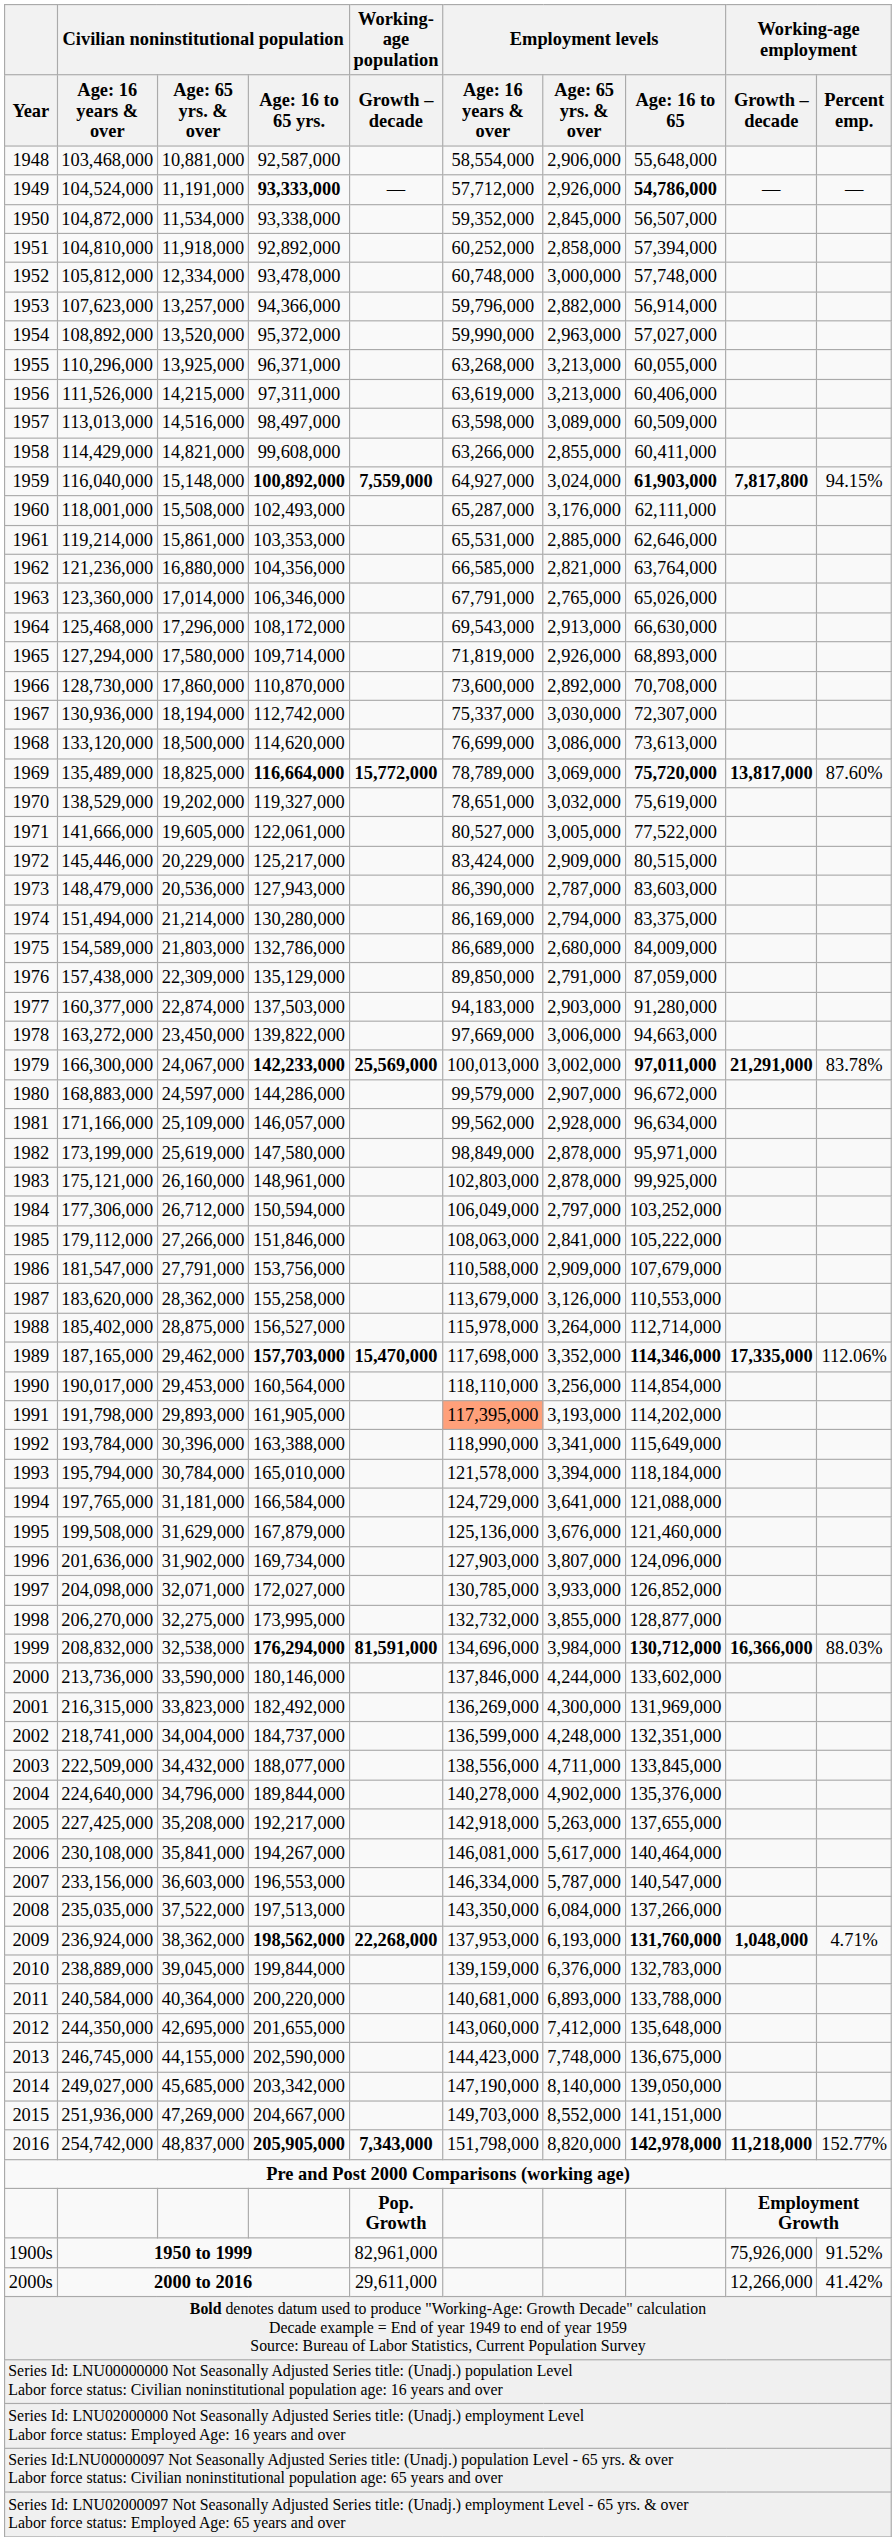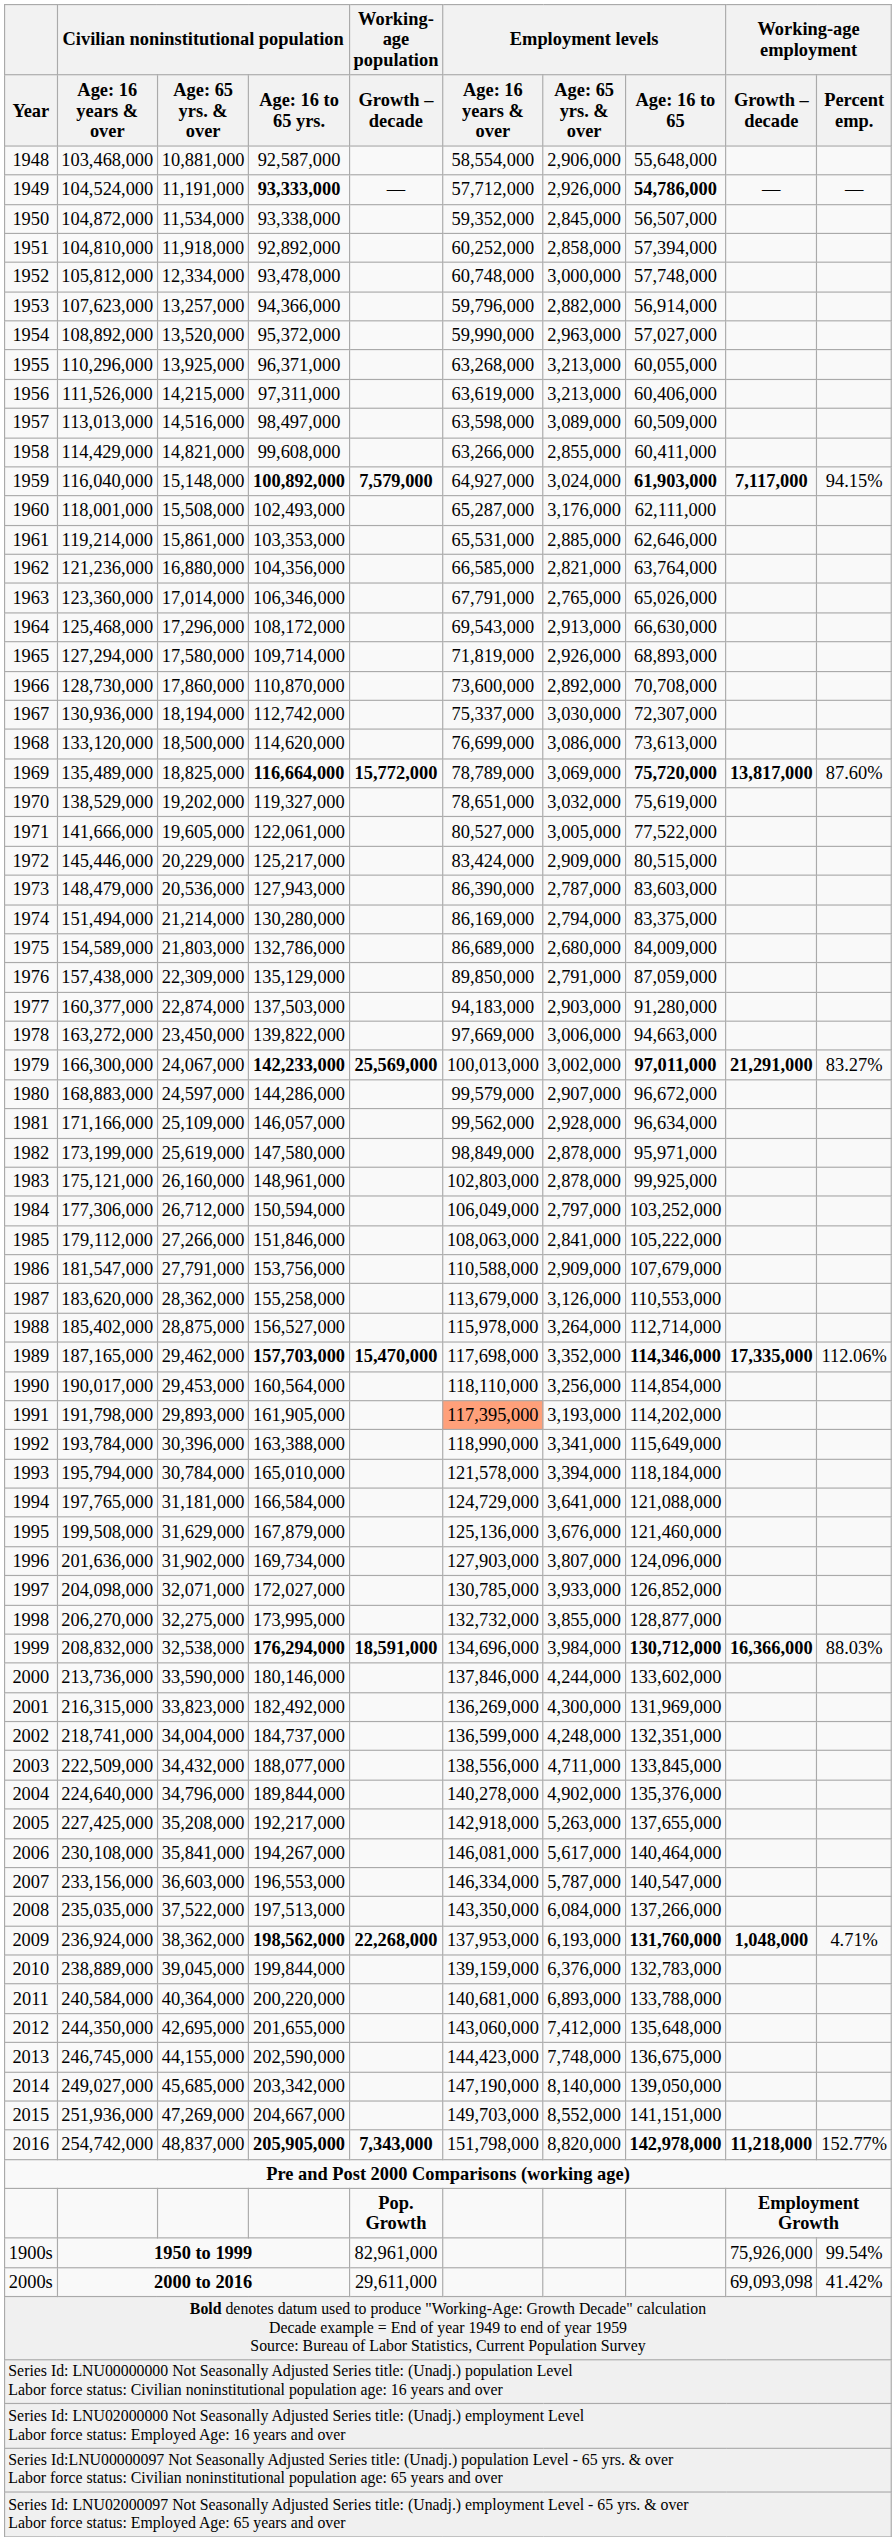(396, 481) 7,559,000 -> (396, 481) 7,579,000
(771, 481) 7,817,800 -> (771, 481) 7,117,000
(854, 1064) 83.78% -> (854, 1064) 83.27%
(396, 1648) 81,591,000 -> (396, 1648) 18,591,000
(854, 2252) 91.52% -> (854, 2252) 99.54%
(771, 2282) 12,266,000 -> (771, 2282) 69,093,098
